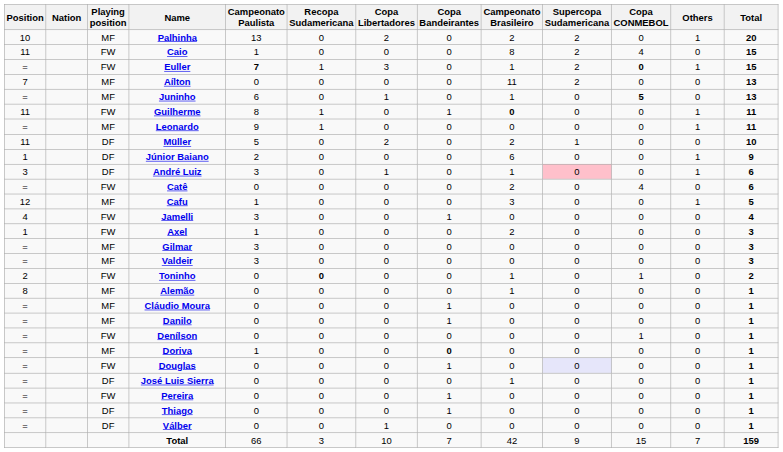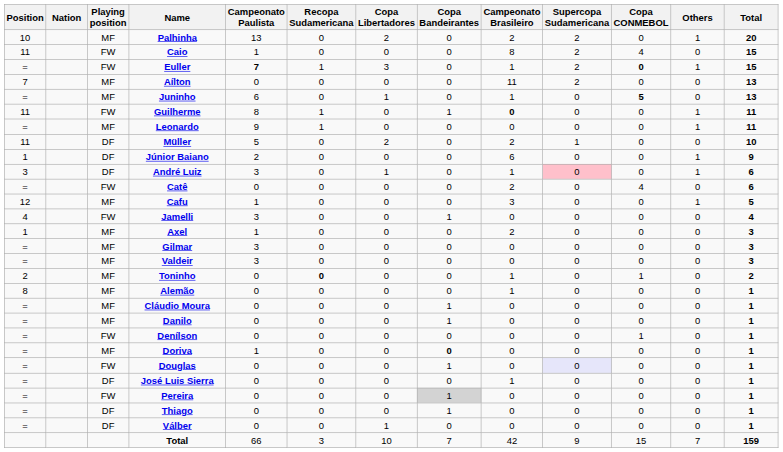(108, 231) FW -> (108, 231) MF
(108, 276) FW -> (108, 276) MF
(449, 395) no background -> (449, 395) lightgrey background
